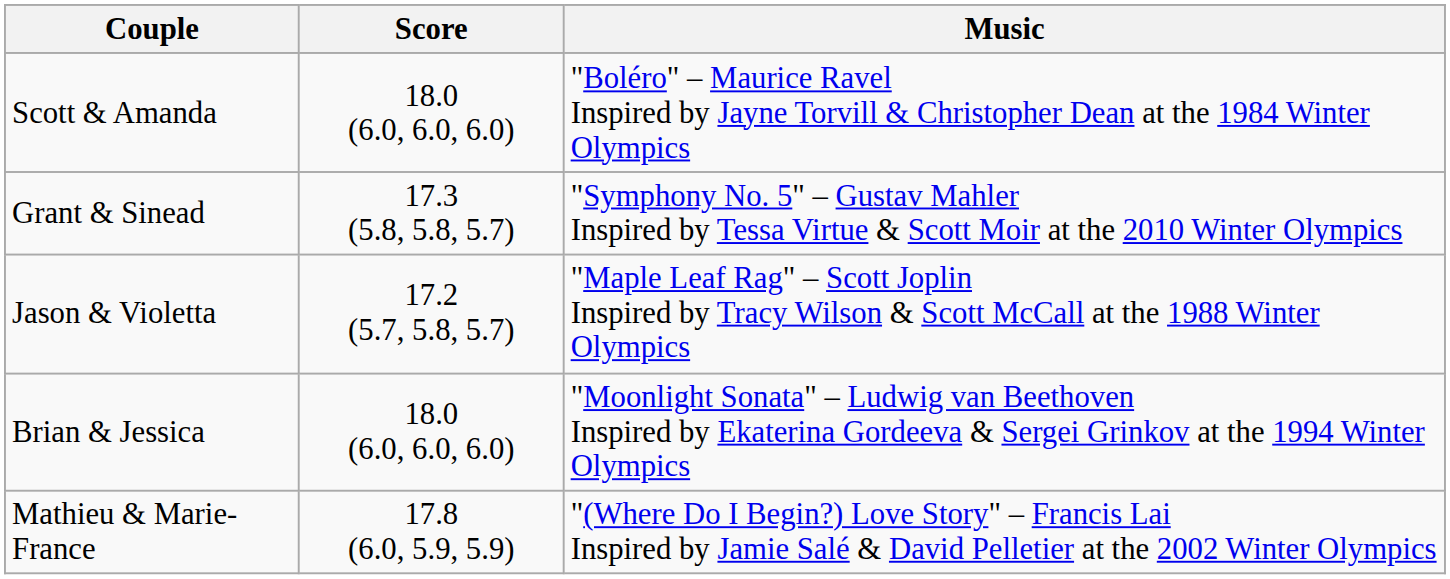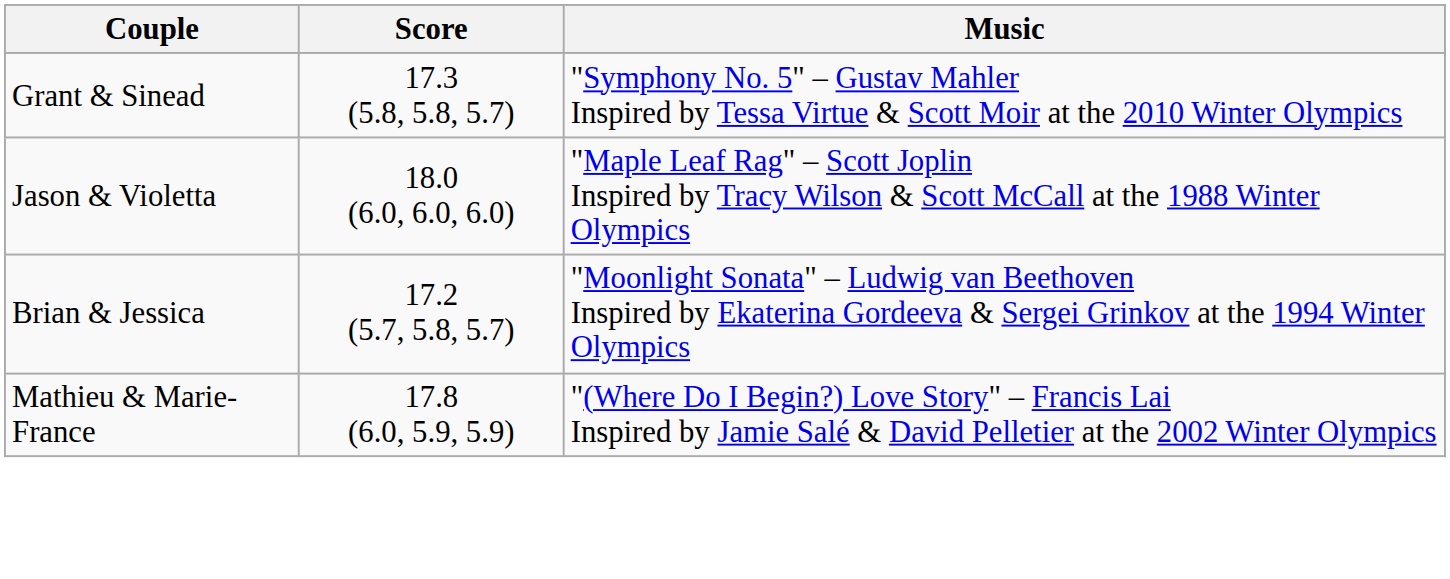- row: (114, 112)
(431, 313) 17.2 (5.7, 5.8, 5.7) -> (431, 195) 18.0 (6.0, 6.0, 6.0)
(431, 431) 18.0 (6.0, 6.0, 6.0) -> (431, 313) 17.2 (5.7, 5.8, 5.7)
